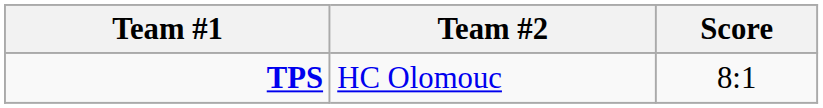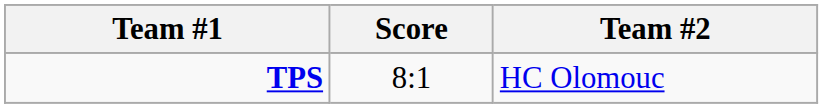columns swapped: (737, 28) <-> (493, 28)
